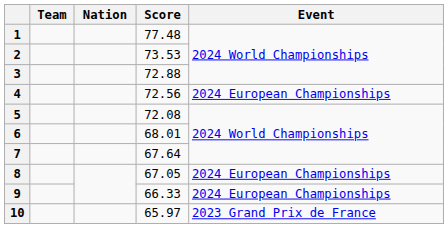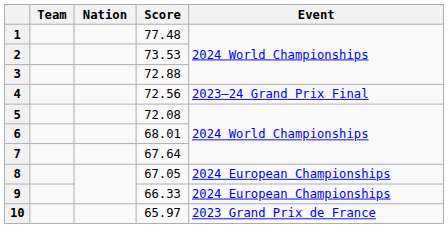(291, 94) 2024 European Championships -> (280, 94) 2023–24 Grand Prix Final
